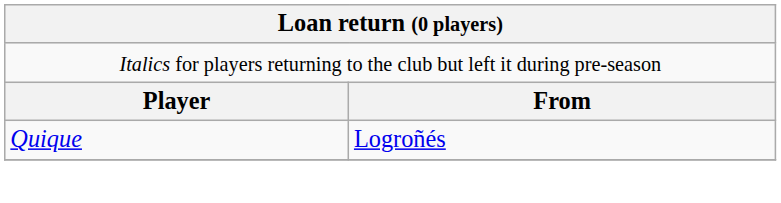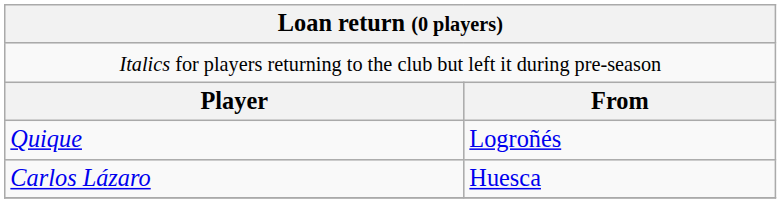+ row: (81, 178)
